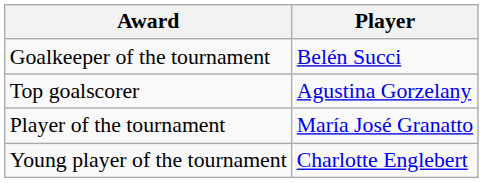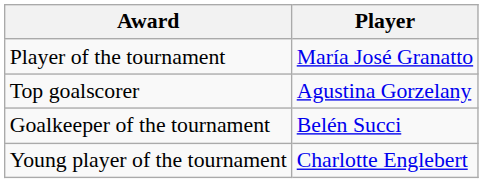rows swapped: (118, 125) <-> (140, 56)
